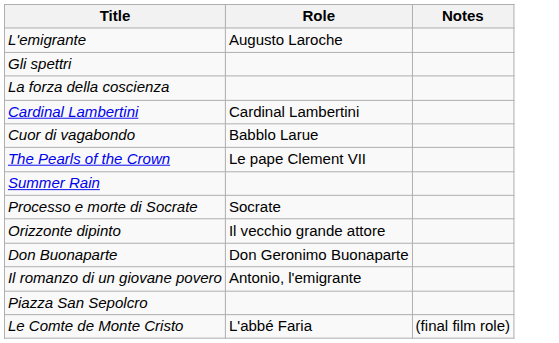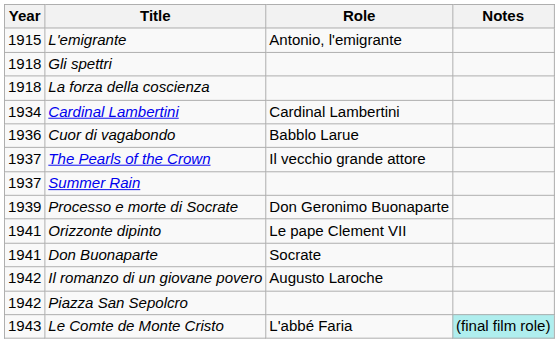+ column: (25, 16)
(286, 40) Augusto Laroche -> (336, 40) Antonio, l'emigrante
(297, 159) Le pape Clement VII -> (347, 159) Il vecchio grande attore
(255, 207) Socrate -> (359, 207) Don Geronimo Buonaparte
(307, 231) Il vecchio grande attore -> (338, 231) Le pape Clement VII
(319, 254) Don Geronimo Buonaparte -> (295, 254) Socrate
(295, 278) Antonio, l'emigrante -> (326, 278) Augusto Laroche
(463, 326) no background -> (503, 326) paleturquoise background
